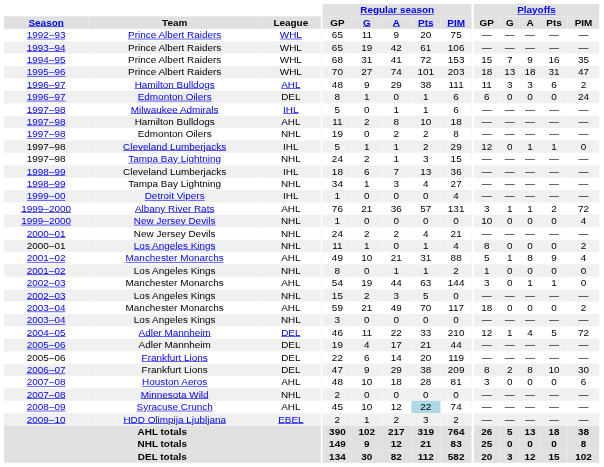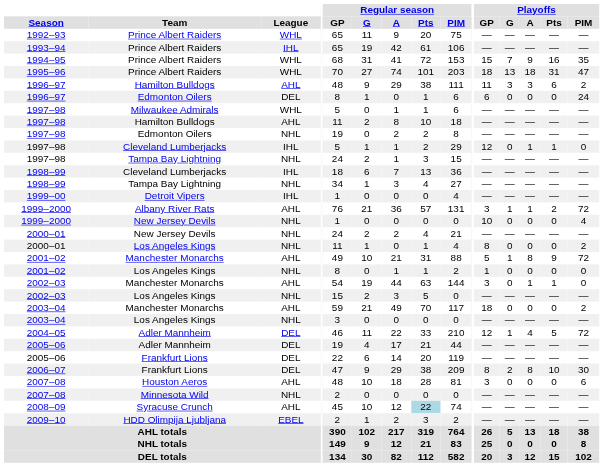(291, 47) WHL -> (291, 47) IHL
(291, 109) IHL -> (291, 109) WHL
(584, 258) 4 -> (584, 258) 72
